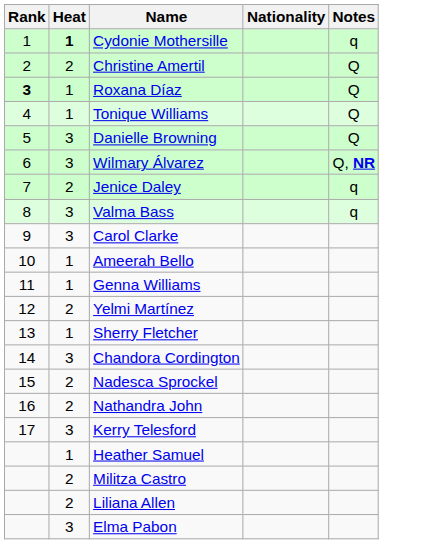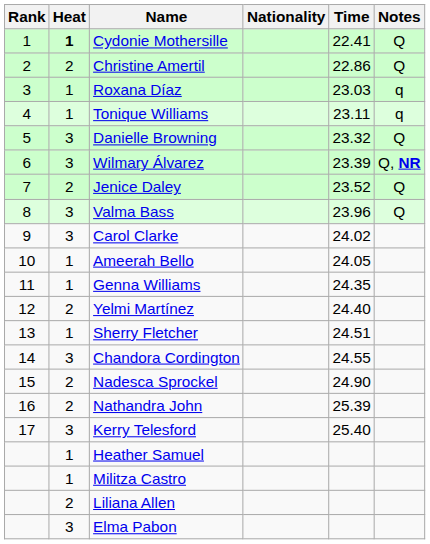+ column: (352, 17)
(354, 41) q -> (399, 41) Q
(27, 90) bold -> (27, 90) normal
(354, 90) Q -> (399, 90) q
(354, 114) Q -> (399, 114) q
(354, 187) q -> (399, 187) Q
(354, 211) q -> (399, 211) Q
(69, 479) 2 -> (69, 479) 1
